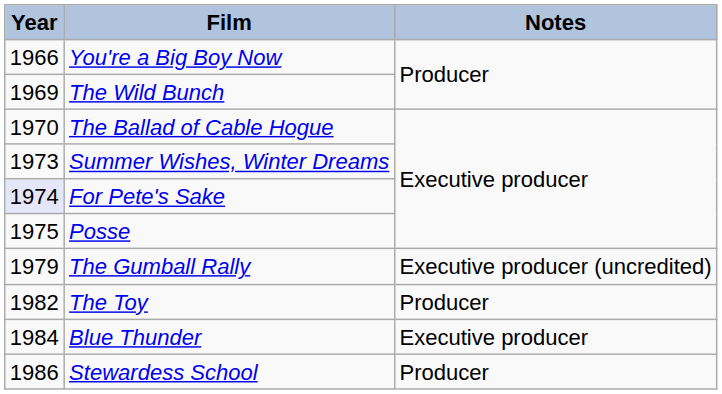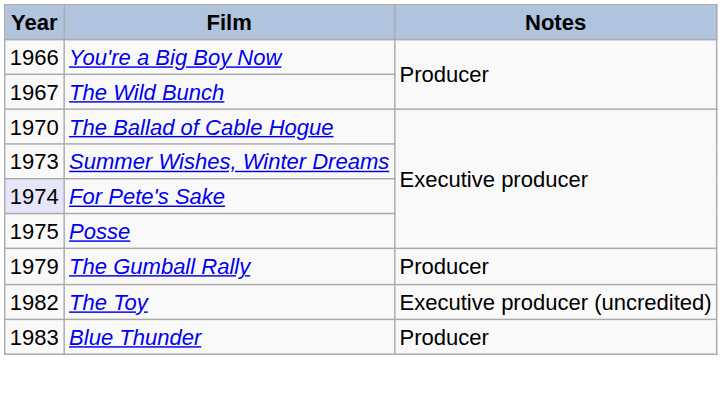(34, 92) 1969 -> (34, 92) 1967
(556, 267) Executive producer (uncredited) -> (444, 267) Producer
(444, 301) Producer -> (556, 301) Executive producer (uncredited)
(34, 336) 1984 -> (34, 336) 1983
(494, 336) Executive producer -> (444, 336) Producer
- row: (163, 371)
